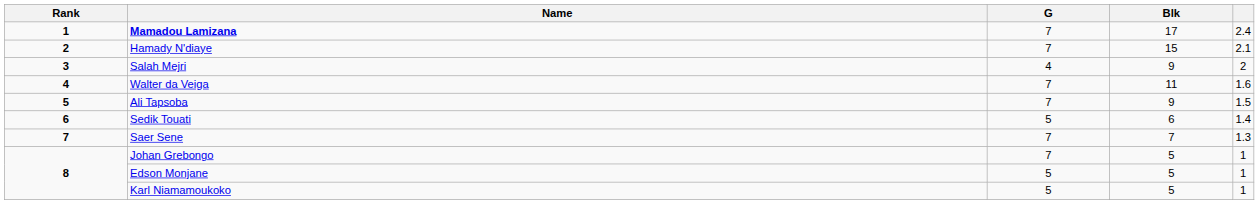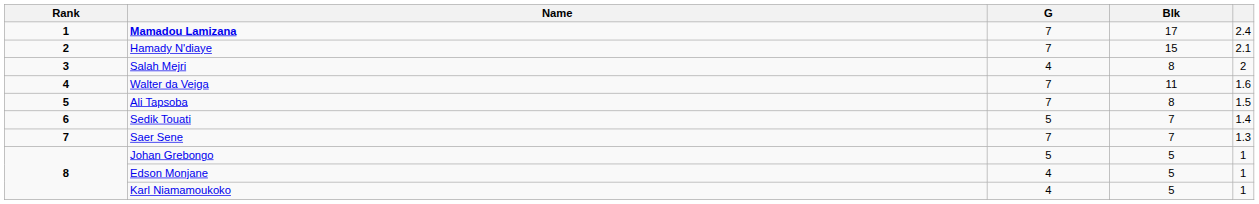(1171, 66) 9 -> (1171, 66) 8
(1171, 102) 9 -> (1171, 102) 8
(1171, 119) 6 -> (1171, 119) 7
(1048, 155) 7 -> (1048, 155) 5
(1048, 173) 5 -> (1048, 173) 4
(1048, 191) 5 -> (1048, 191) 4
